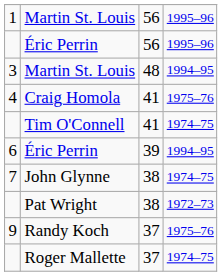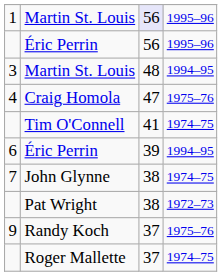(151, 17) no background -> (151, 17) lavender background
(151, 97) 41 -> (151, 97) 47
